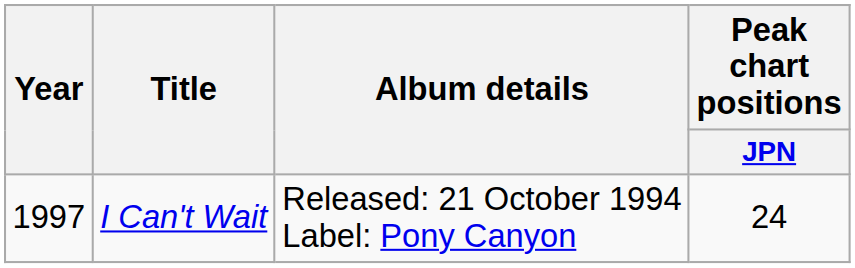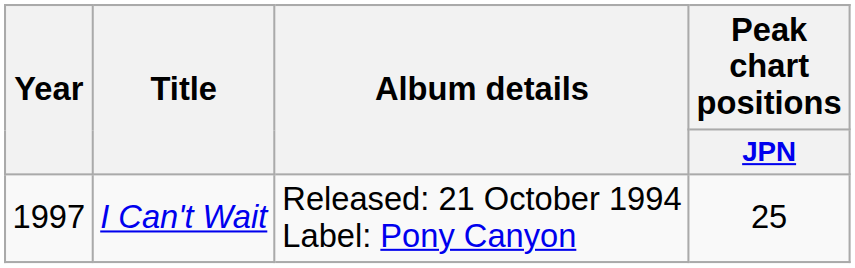(769, 217) 24 -> (769, 217) 25
